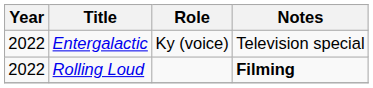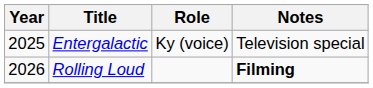(27, 43) 2022 -> (27, 43) 2025
(27, 69) 2022 -> (27, 69) 2026
